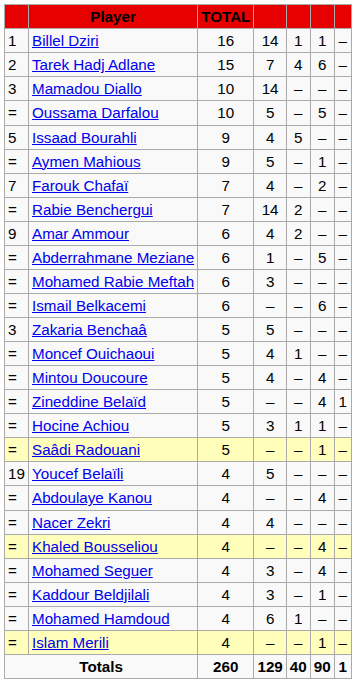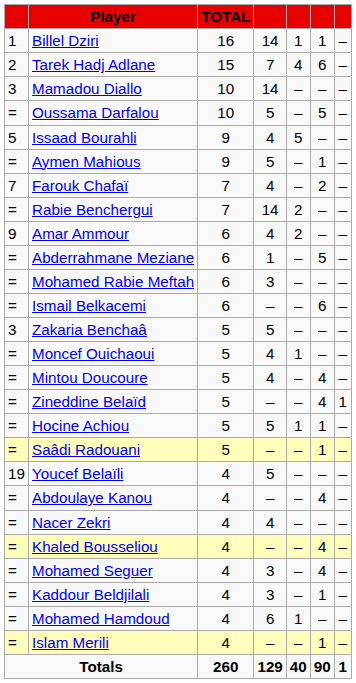(270, 426) 3 -> (270, 426) 5
